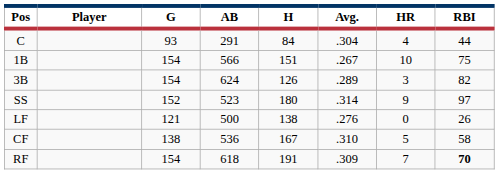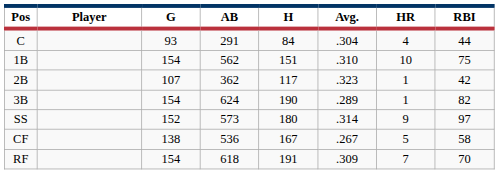(230, 60) 566 -> (230, 60) 562
(347, 60) .267 -> (347, 60) .310
+ row: (21, 80)
(288, 80) 126 -> (288, 99) 190
(406, 80) 3 -> (406, 99) 1
(230, 99) 523 -> (230, 119) 573
- row: (21, 119)
(347, 139) .310 -> (347, 139) .267
(464, 159) bold -> (464, 159) normal
